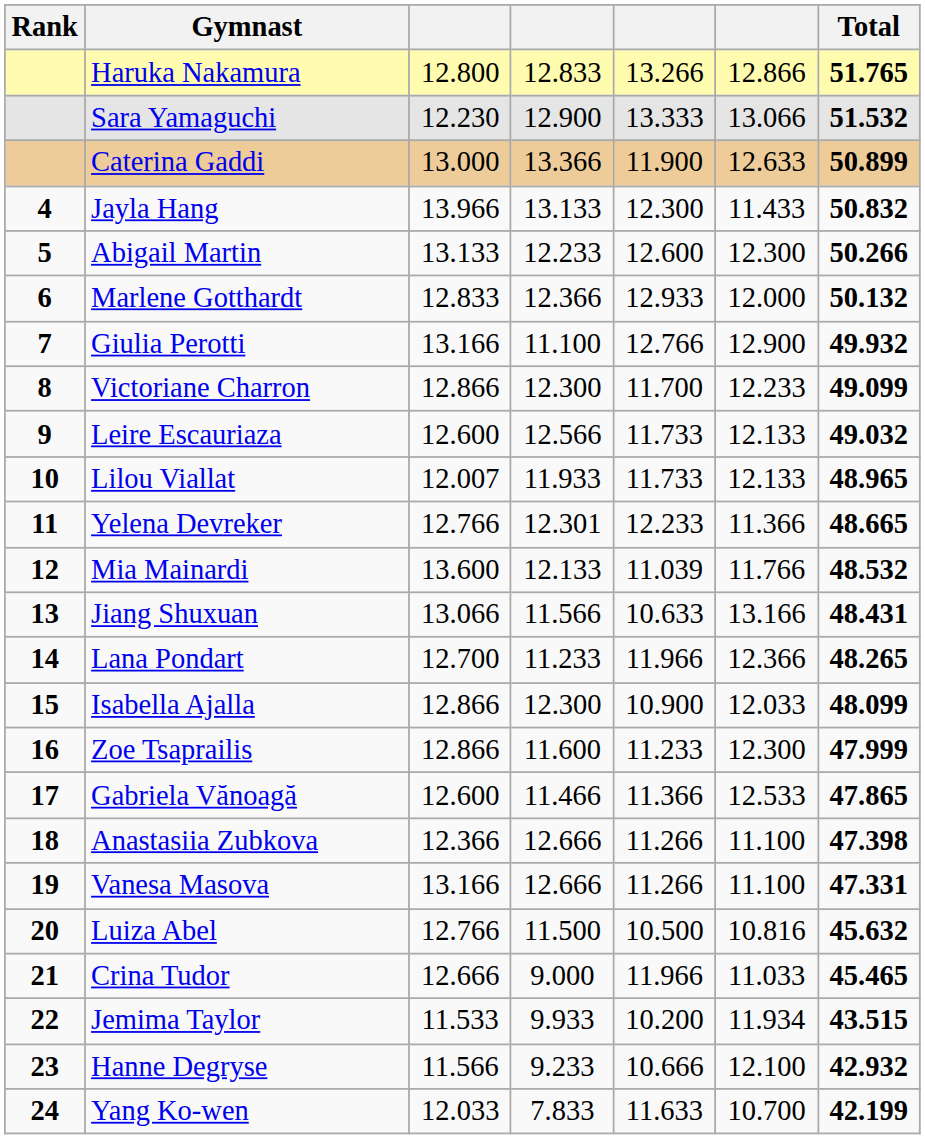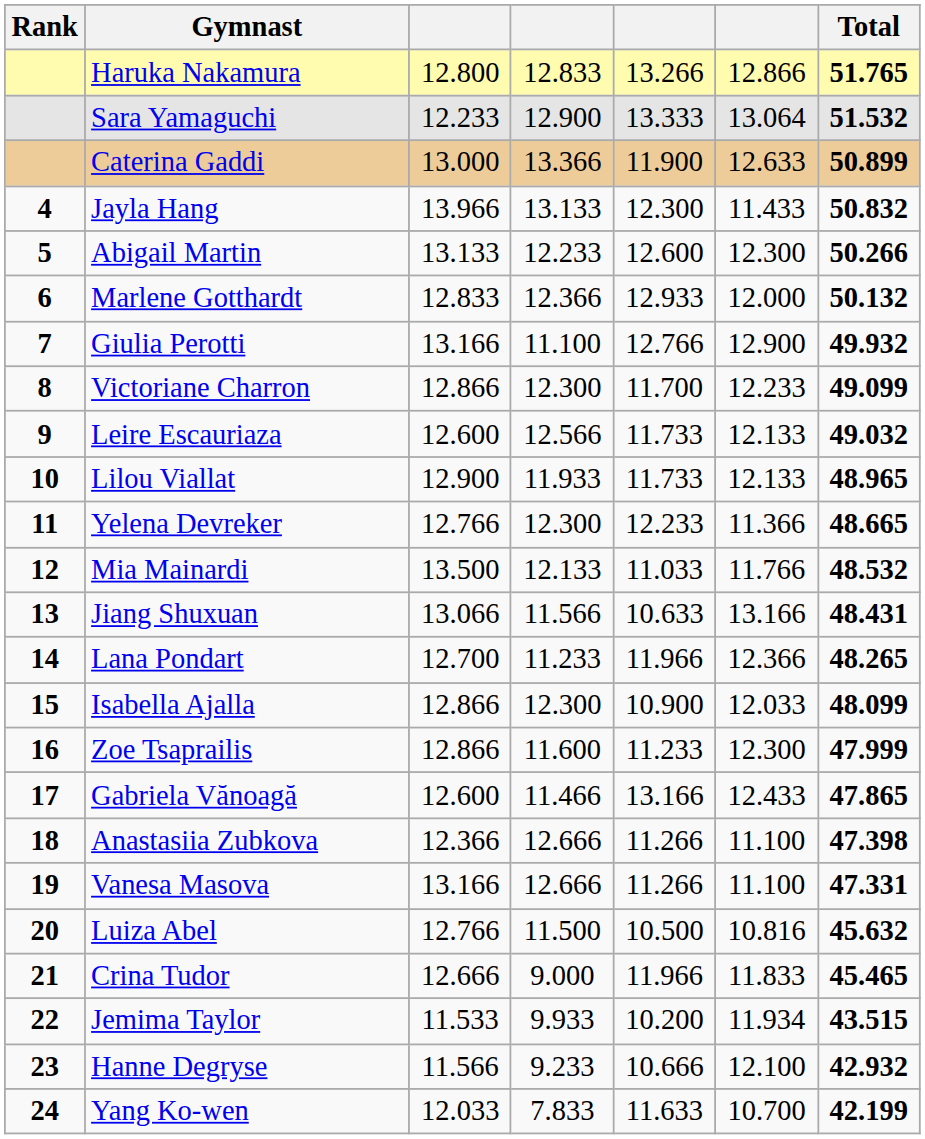(460, 117) 12.230 -> (460, 117) 12.233
(767, 117) 13.066 -> (767, 117) 13.064
(460, 478) 12.007 -> (460, 478) 12.900
(562, 523) 12.301 -> (562, 523) 12.300
(460, 569) 13.600 -> (460, 569) 13.500
(664, 569) 11.039 -> (664, 569) 11.033
(664, 794) 11.366 -> (664, 794) 13.166
(767, 794) 12.533 -> (767, 794) 12.433
(767, 975) 11.033 -> (767, 975) 11.833
